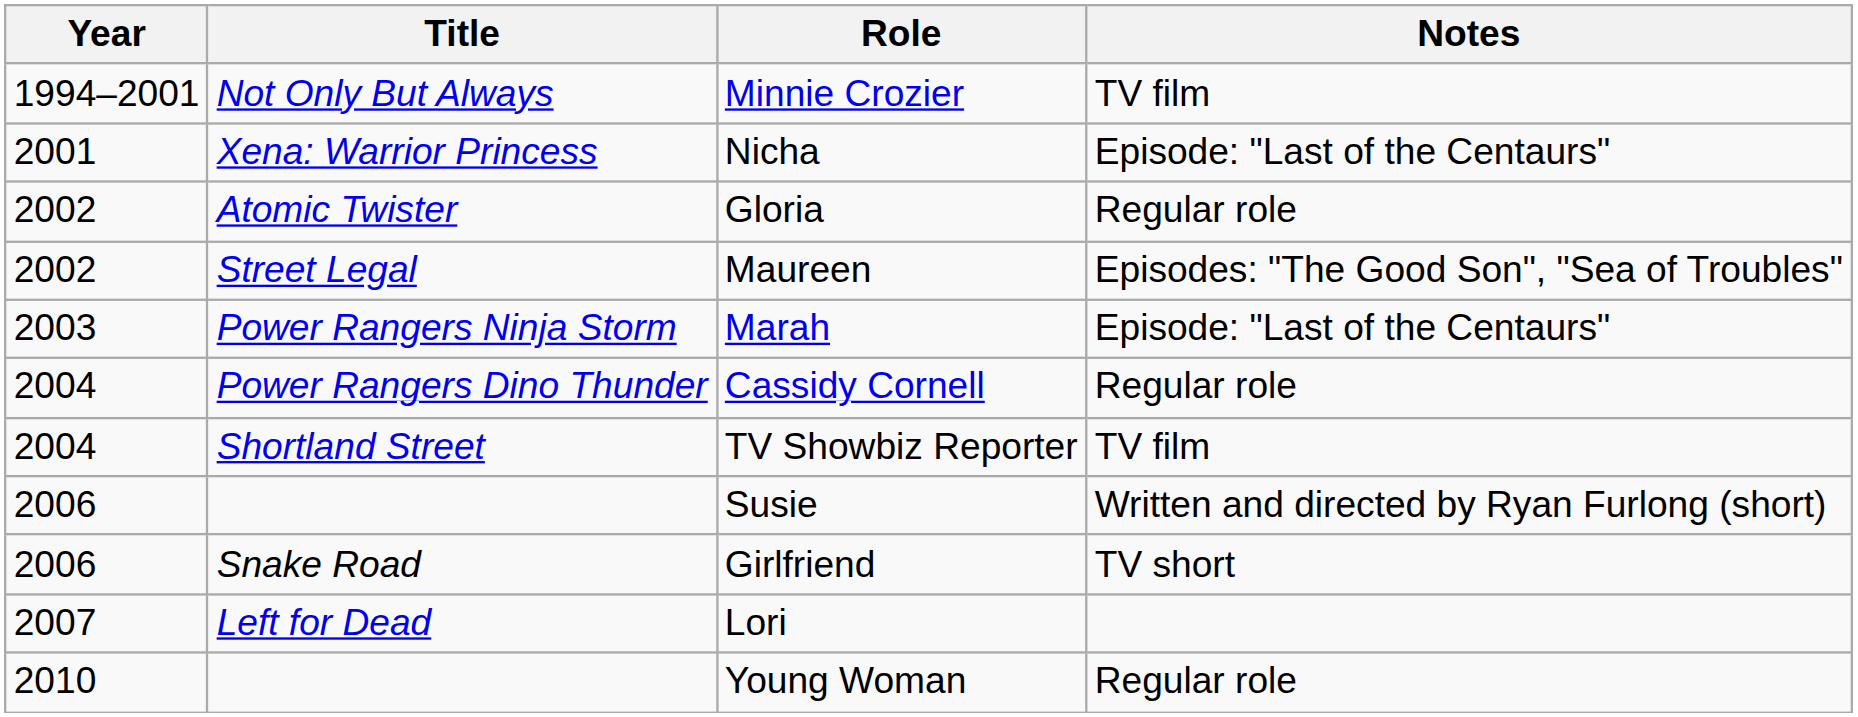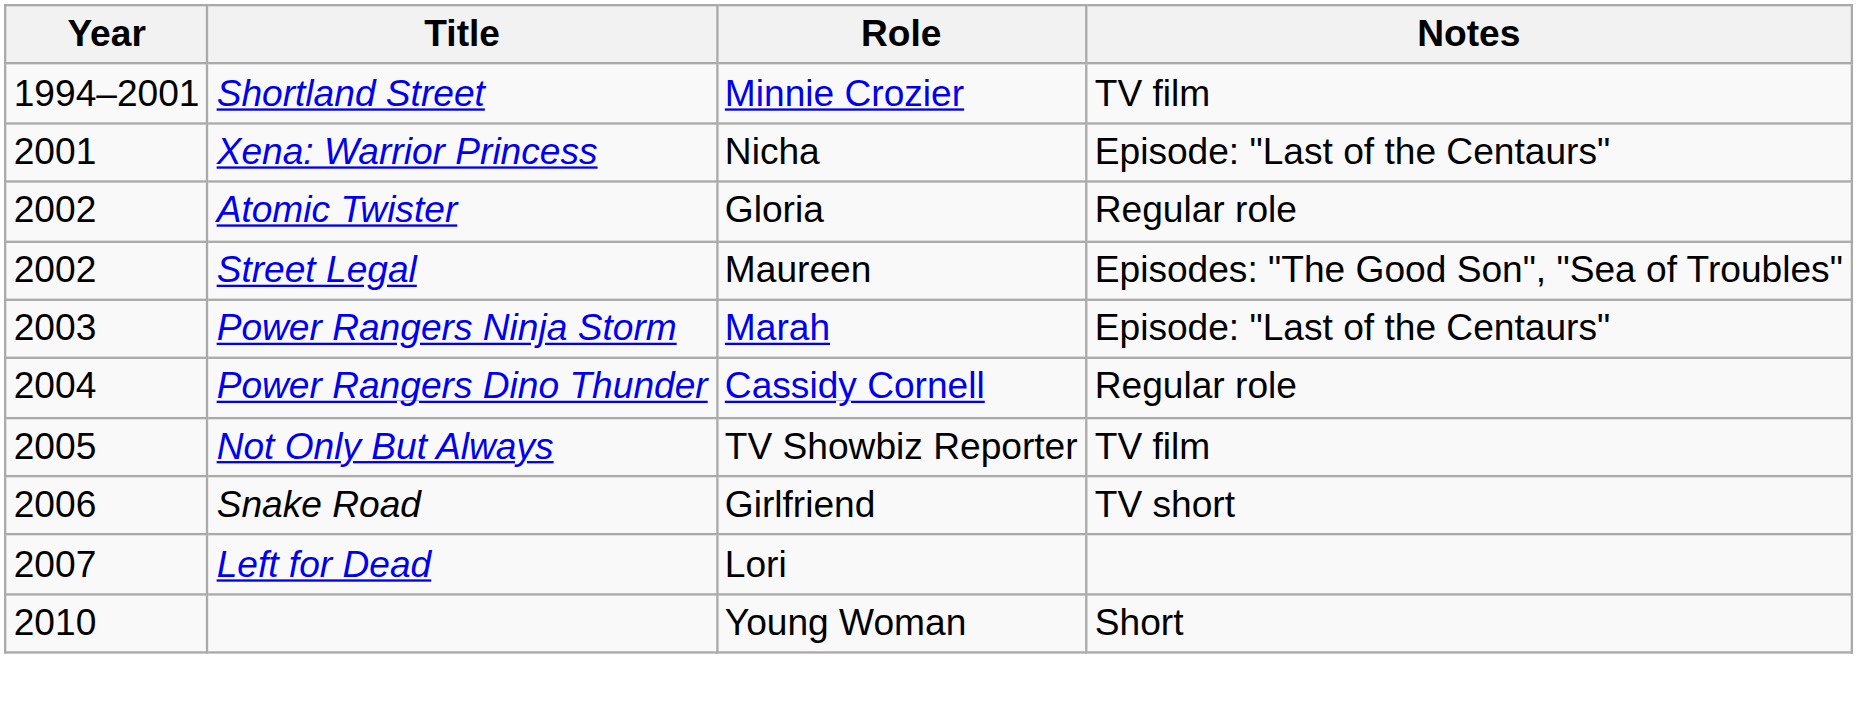(385, 92) Not Only But Always -> (351, 92) Shortland Street
(55, 446) 2004 -> (55, 446) 2005
(351, 446) Shortland Street -> (385, 446) Not Only But Always
- row: (771, 504)
(1196, 681) Regular role -> (1139, 622) Short
